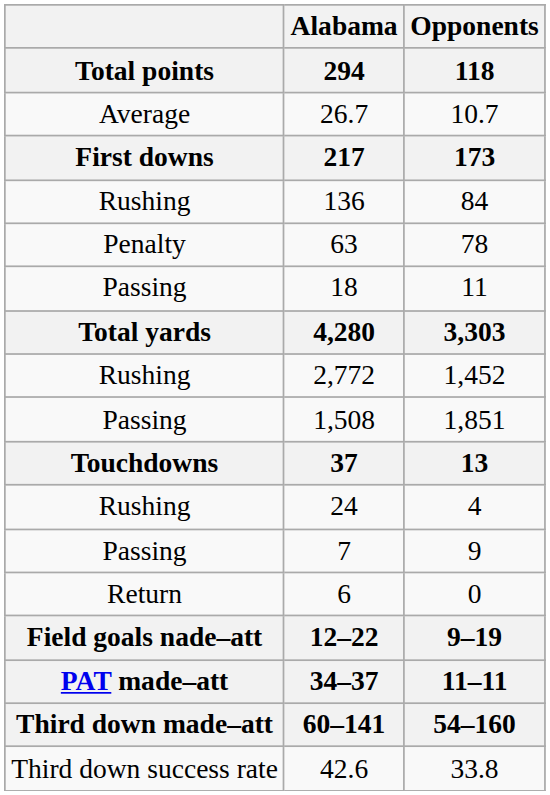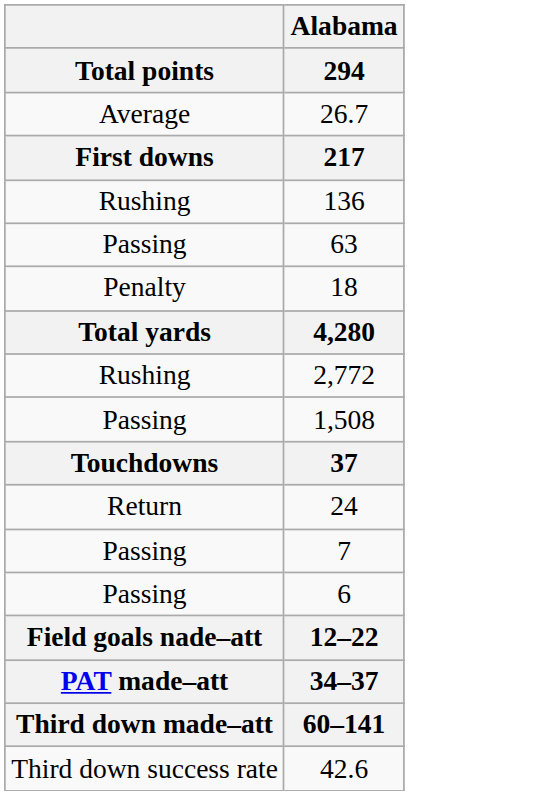- column: (475, 69)
(145, 244) Penalty -> (145, 244) Passing
(145, 288) Passing -> (145, 288) Penalty
(145, 506) Rushing -> (145, 506) Return
(145, 593) Return -> (145, 593) Passing
